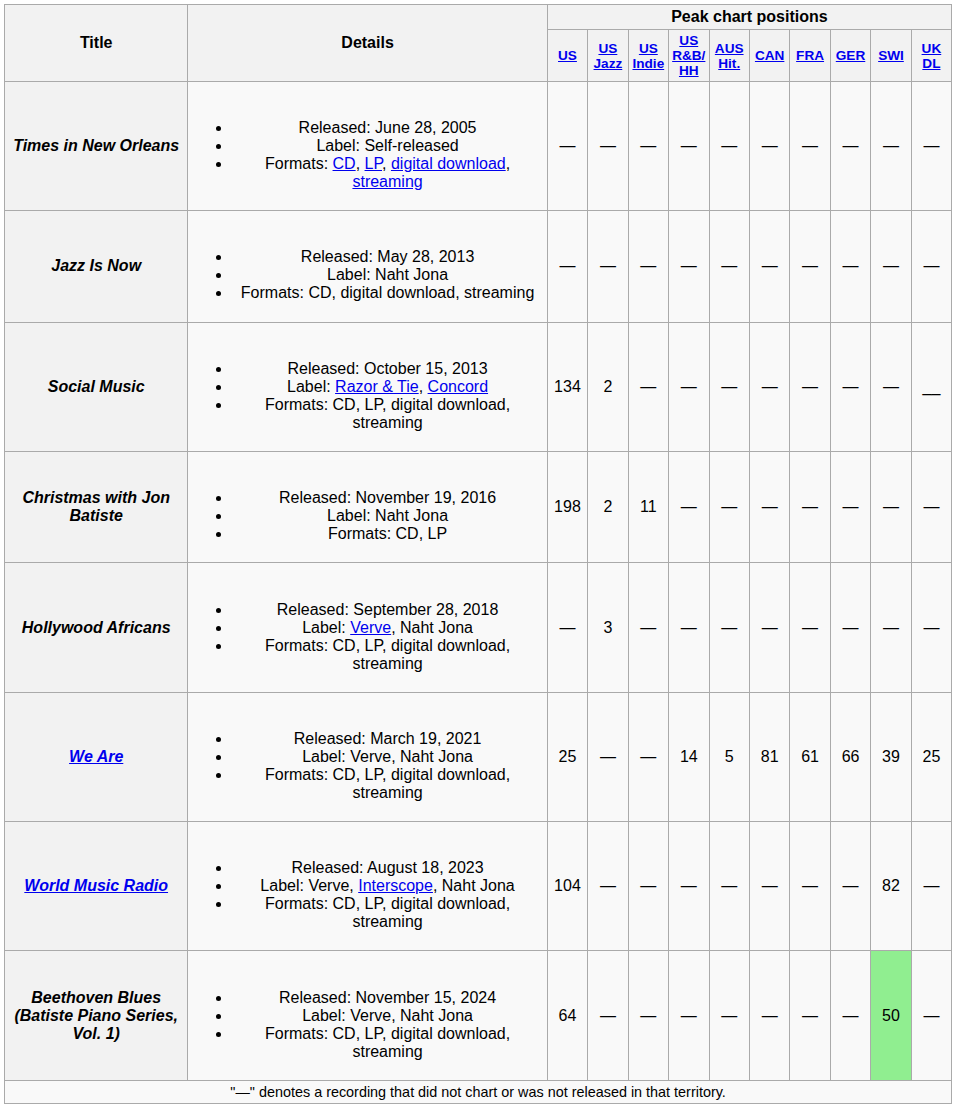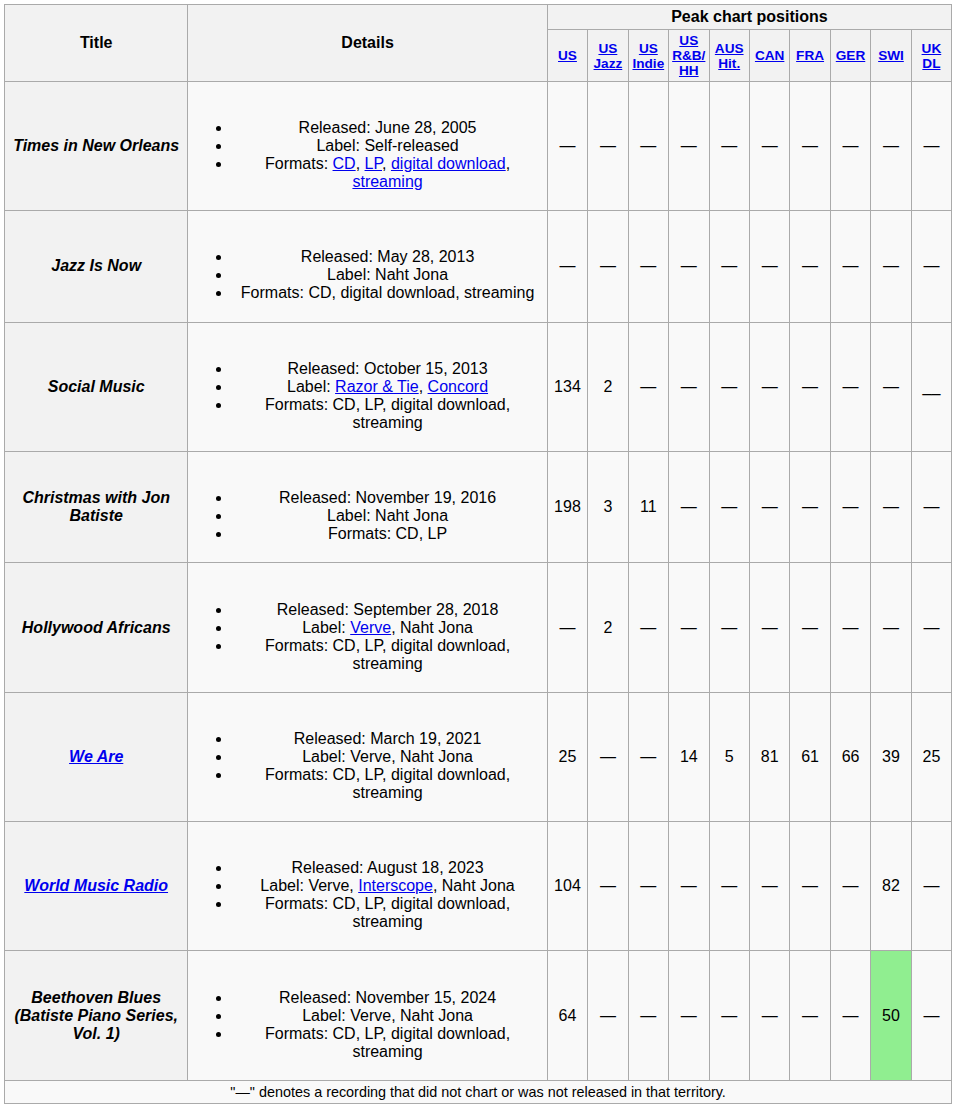(608, 507) 2 -> (608, 507) 3
(608, 627) 3 -> (608, 627) 2
